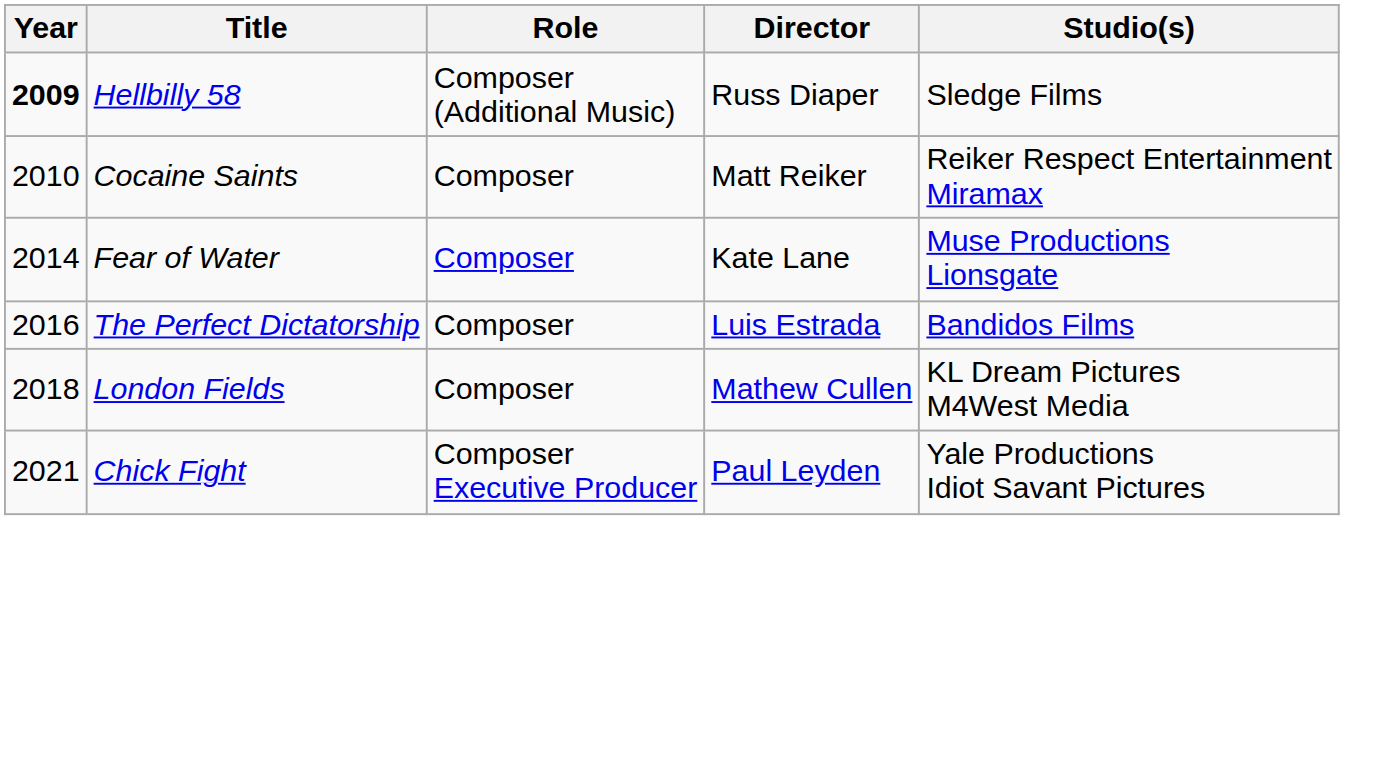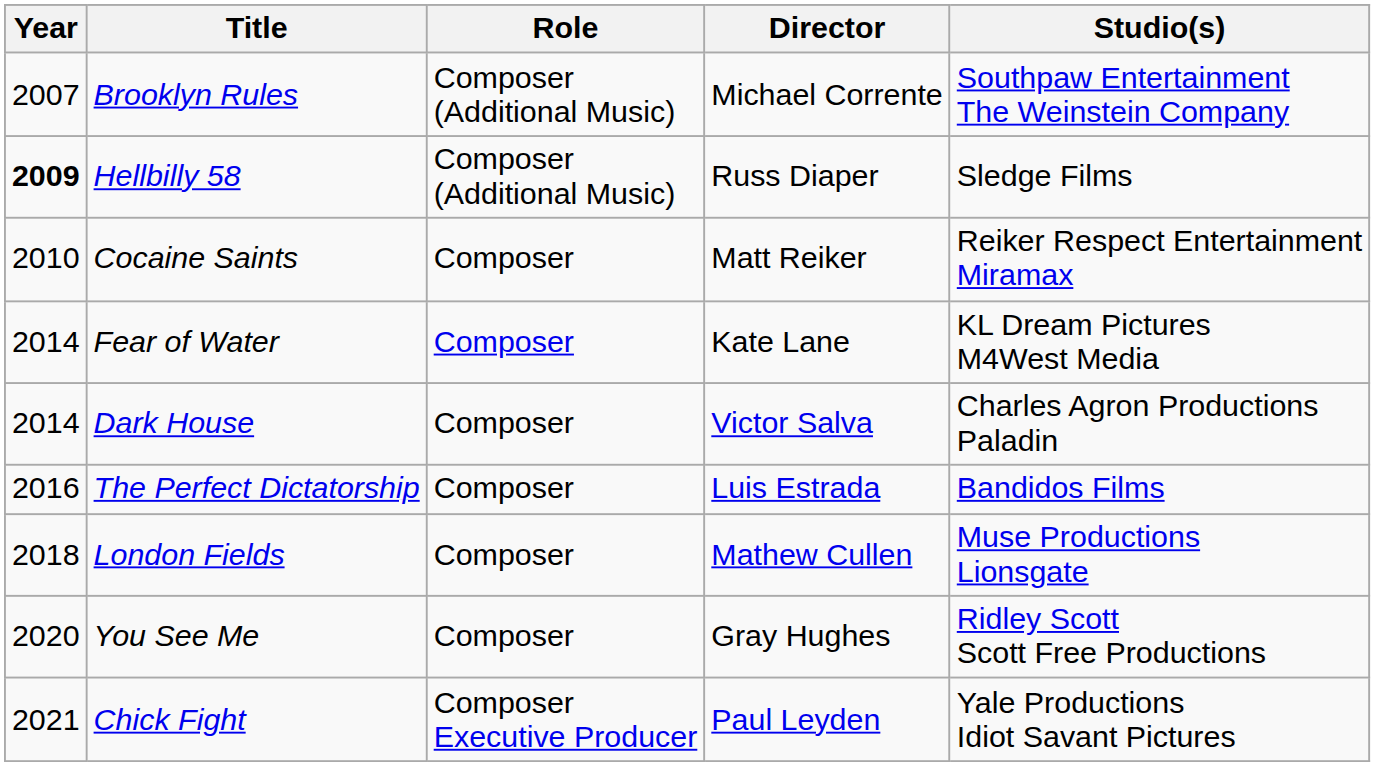+ row: (196, 93)
(1048, 258) Muse Productions Lionsgate -> (1084, 341) KL Dream Pictures M4West Media
+ row: (174, 423)
(1053, 389) KL Dream Pictures M4West Media -> (1078, 554) Muse Productions Lionsgate
+ row: (176, 636)
